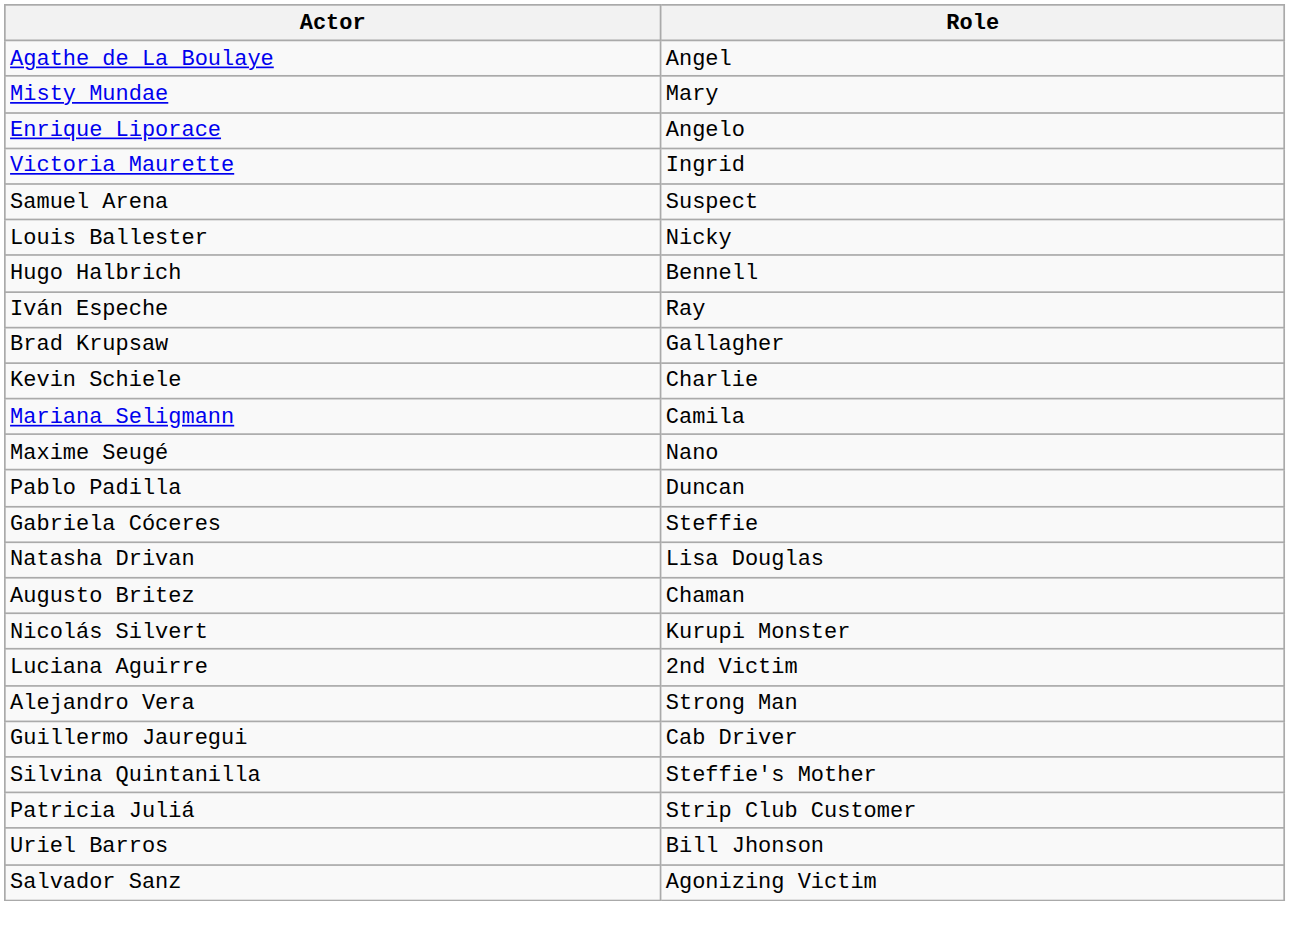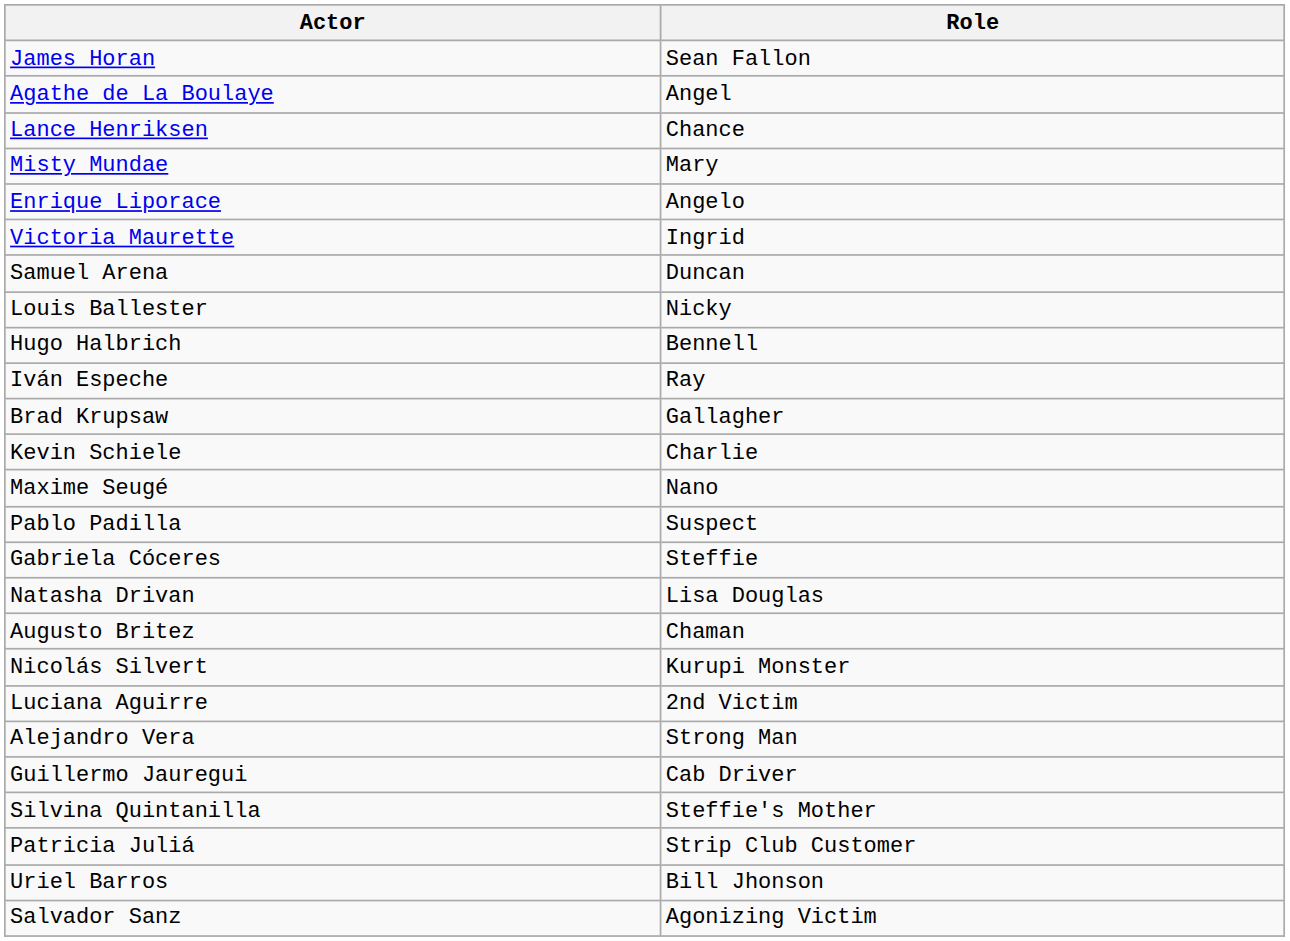+ row: (83, 59)
+ row: (109, 130)
(712, 202) Suspect -> (705, 273) Duncan
- row: (122, 417)
(705, 488) Duncan -> (712, 524) Suspect
